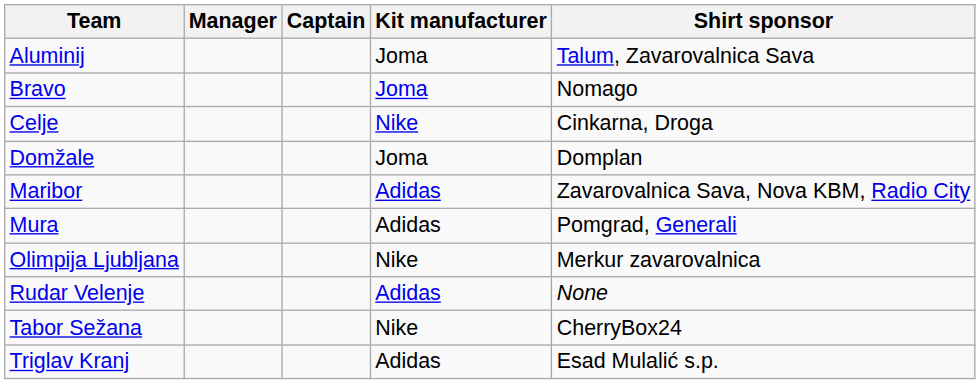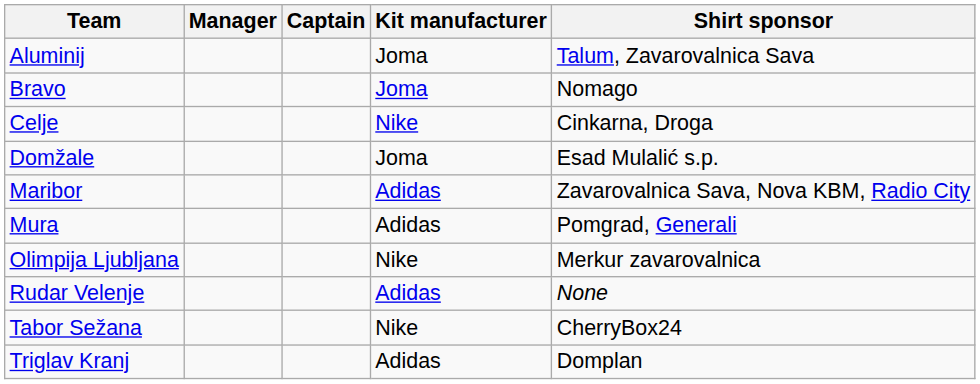(600, 157) Domplan -> (638, 157) Esad Mulalić s.p.
(638, 361) Esad Mulalić s.p. -> (600, 361) Domplan
